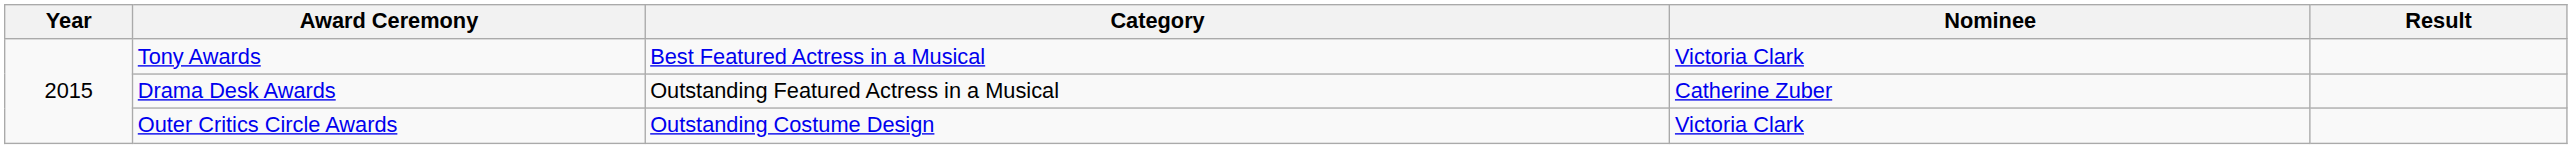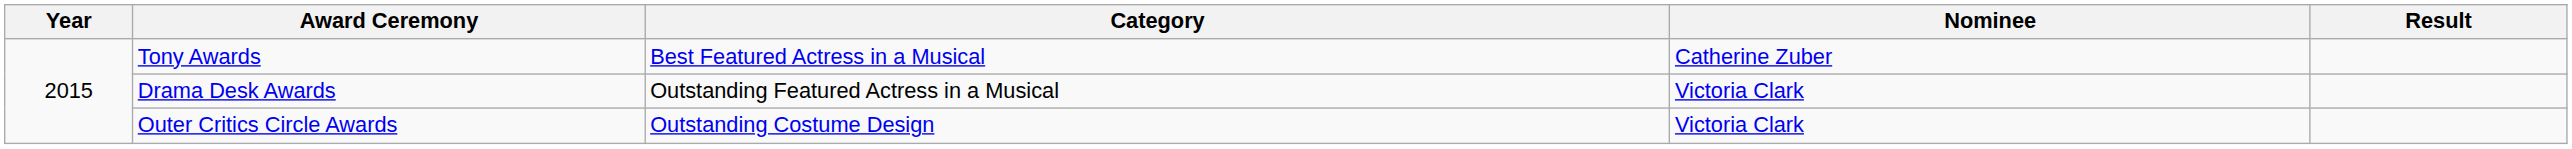(1739, 56) Victoria Clark -> (1754, 56) Catherine Zuber
(1754, 90) Catherine Zuber -> (1739, 90) Victoria Clark
